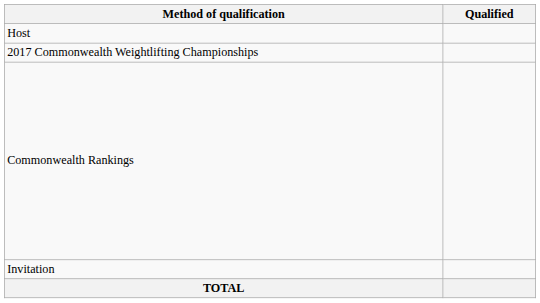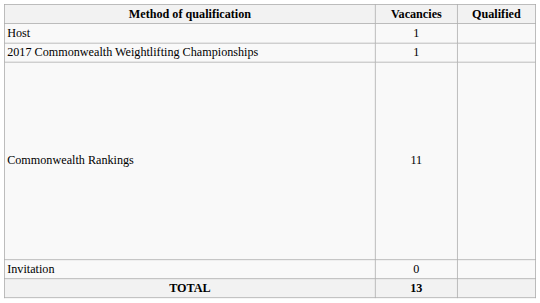+ column: (416, 14)
